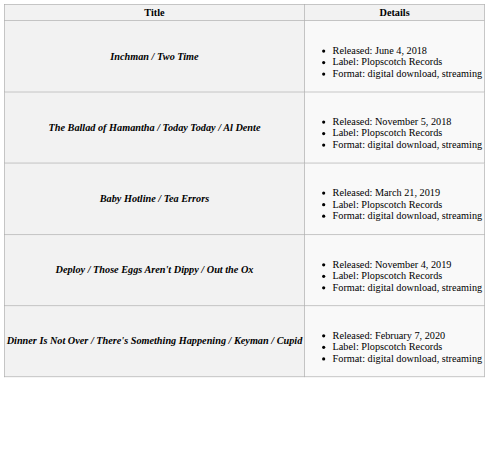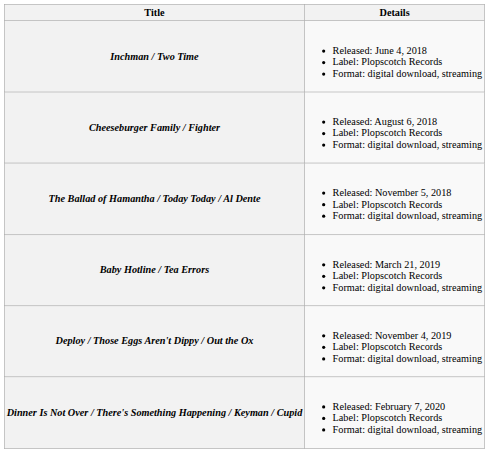+ row: (154, 127)
